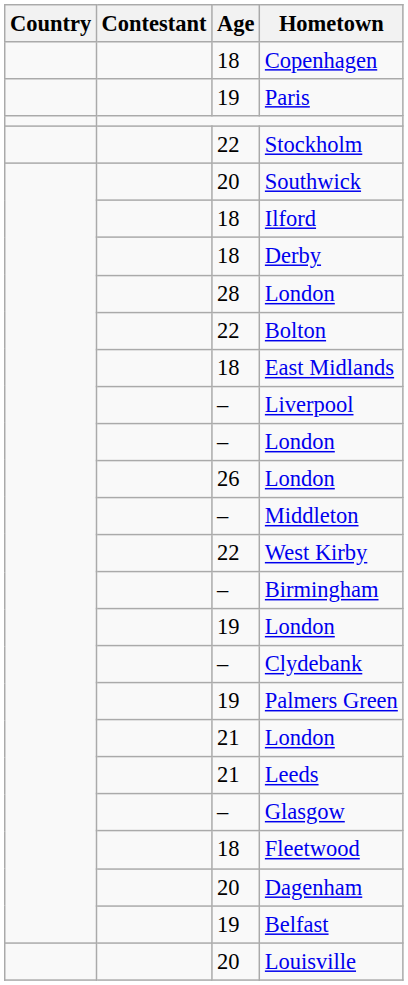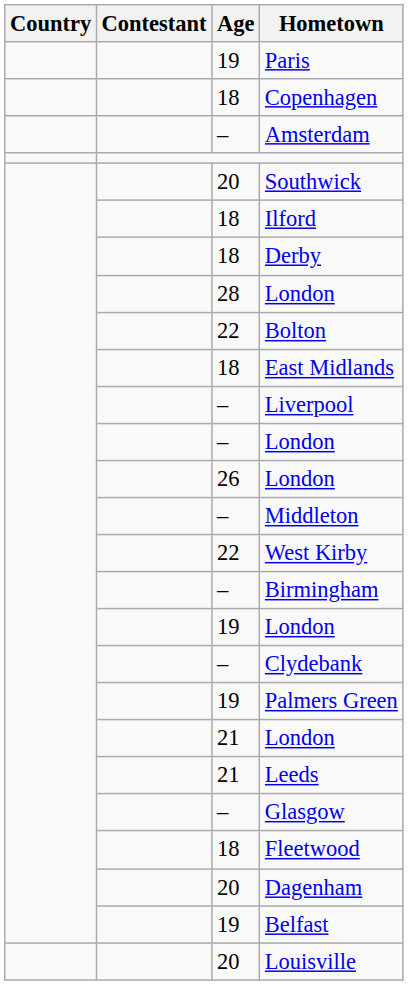rows swapped: (228, 60) <-> (228, 97)
+ row: (223, 134)
- row: (228, 144)
